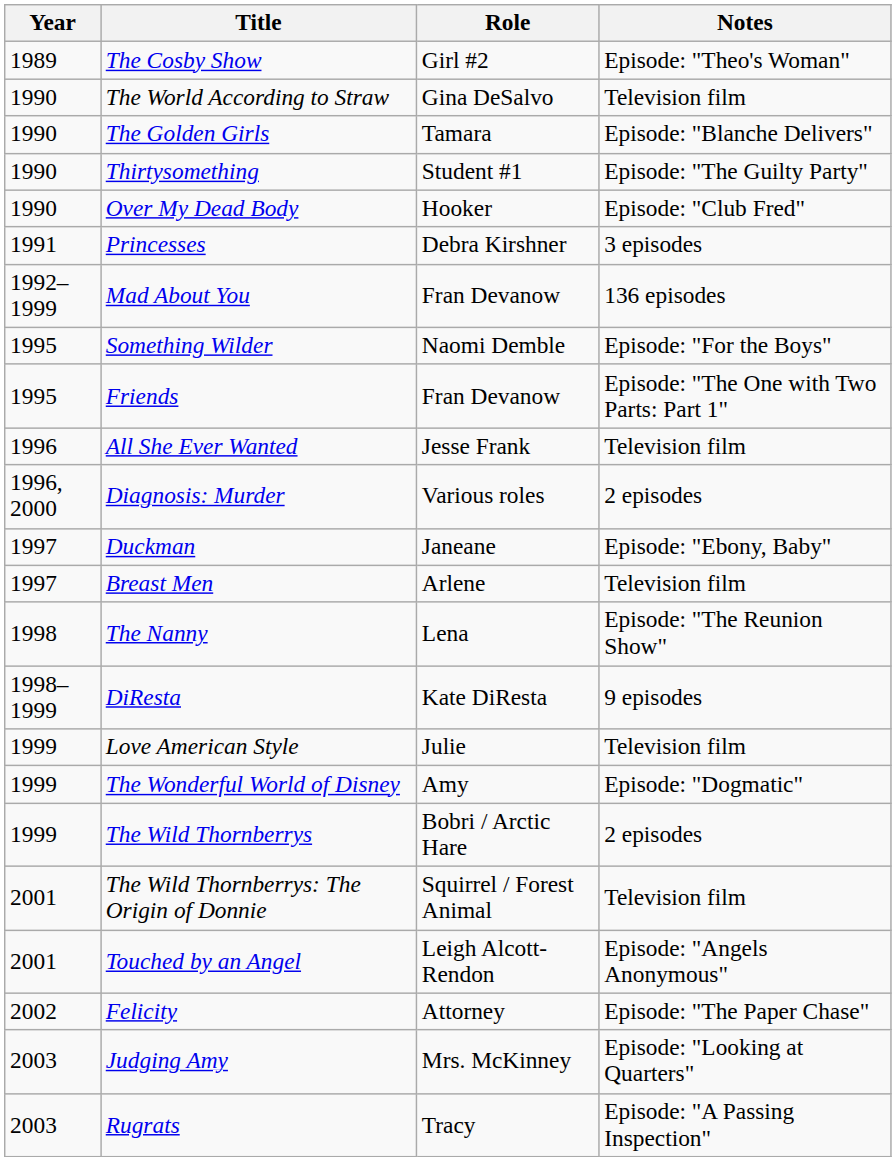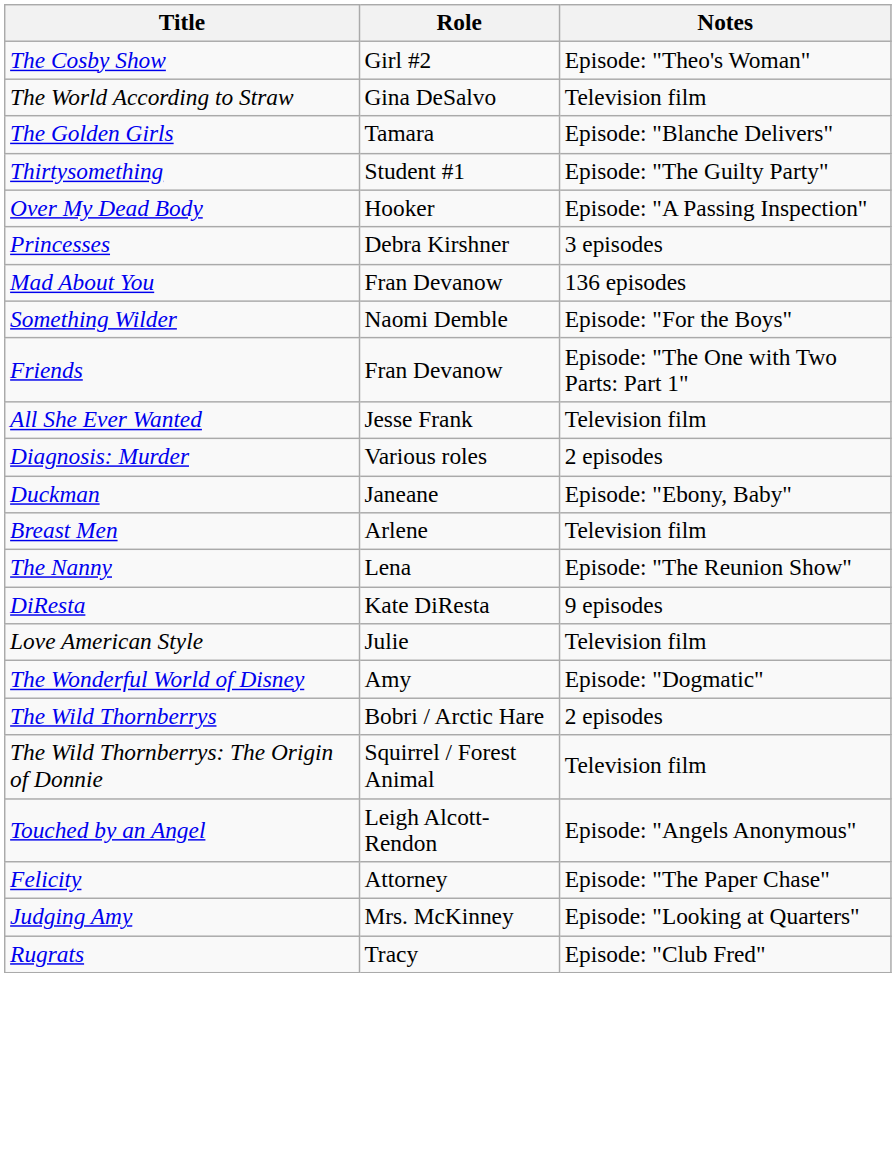- column: (53, 23)
(705, 208) Episode: "Club Fred" -> (716, 208) Episode: "A Passing Inspection"
(699, 1124) Episode: "A Passing Inspection" -> (665, 953) Episode: "Club Fred"
